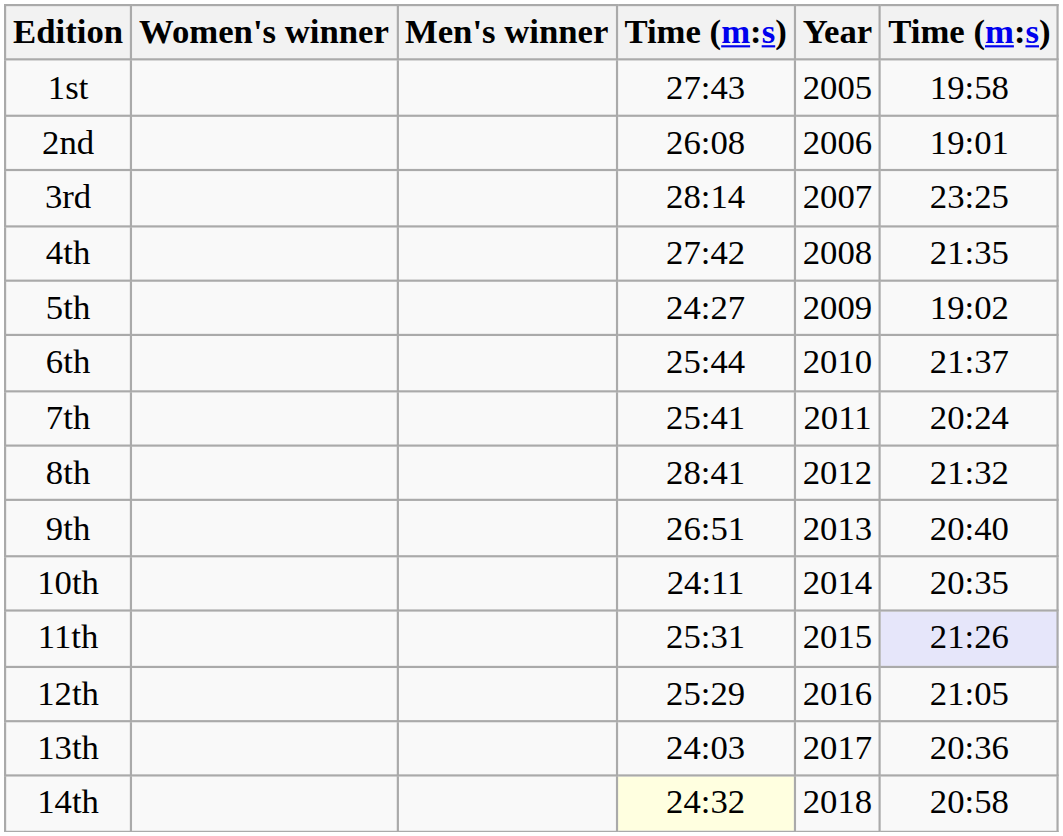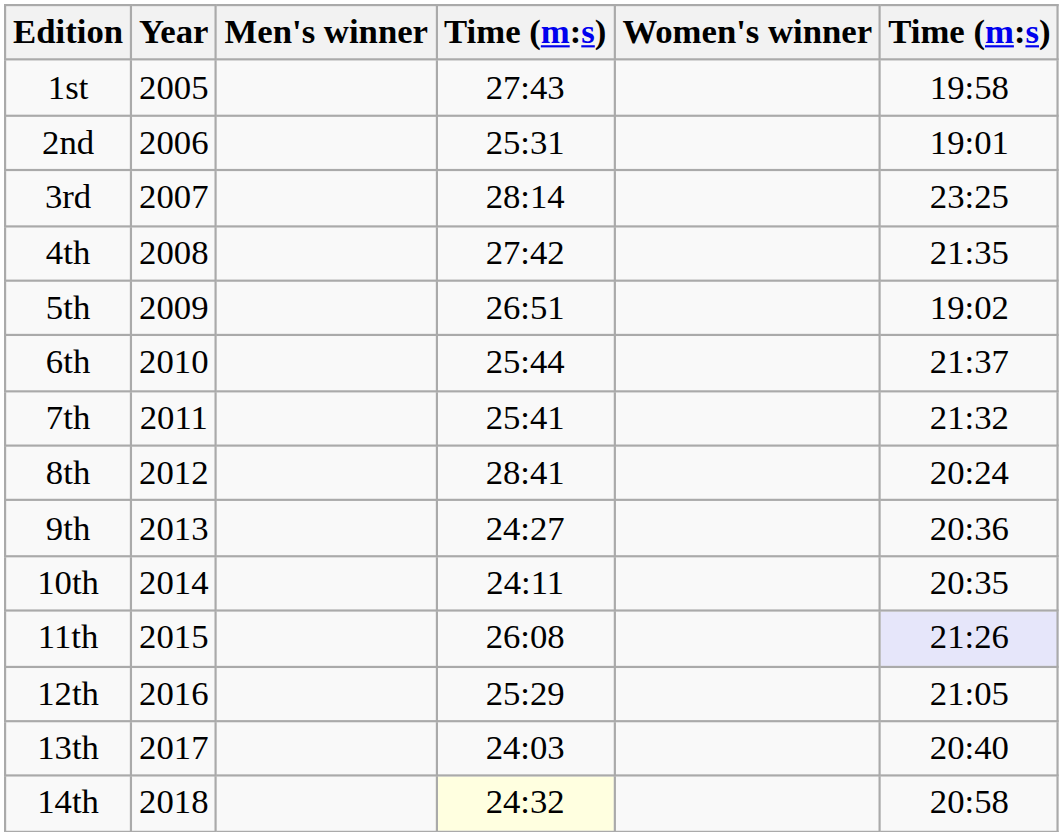columns swapped: (837, 32) <-> (264, 32)
(706, 142) 26:08 -> (525, 142) 25:31
(706, 307) 24:27 -> (525, 307) 26:51
(969, 417) 20:24 -> (969, 417) 21:32
(969, 472) 21:32 -> (969, 472) 20:24
(706, 527) 26:51 -> (525, 527) 24:27
(969, 527) 20:40 -> (969, 527) 20:36
(706, 637) 25:31 -> (525, 637) 26:08
(969, 747) 20:36 -> (969, 747) 20:40
